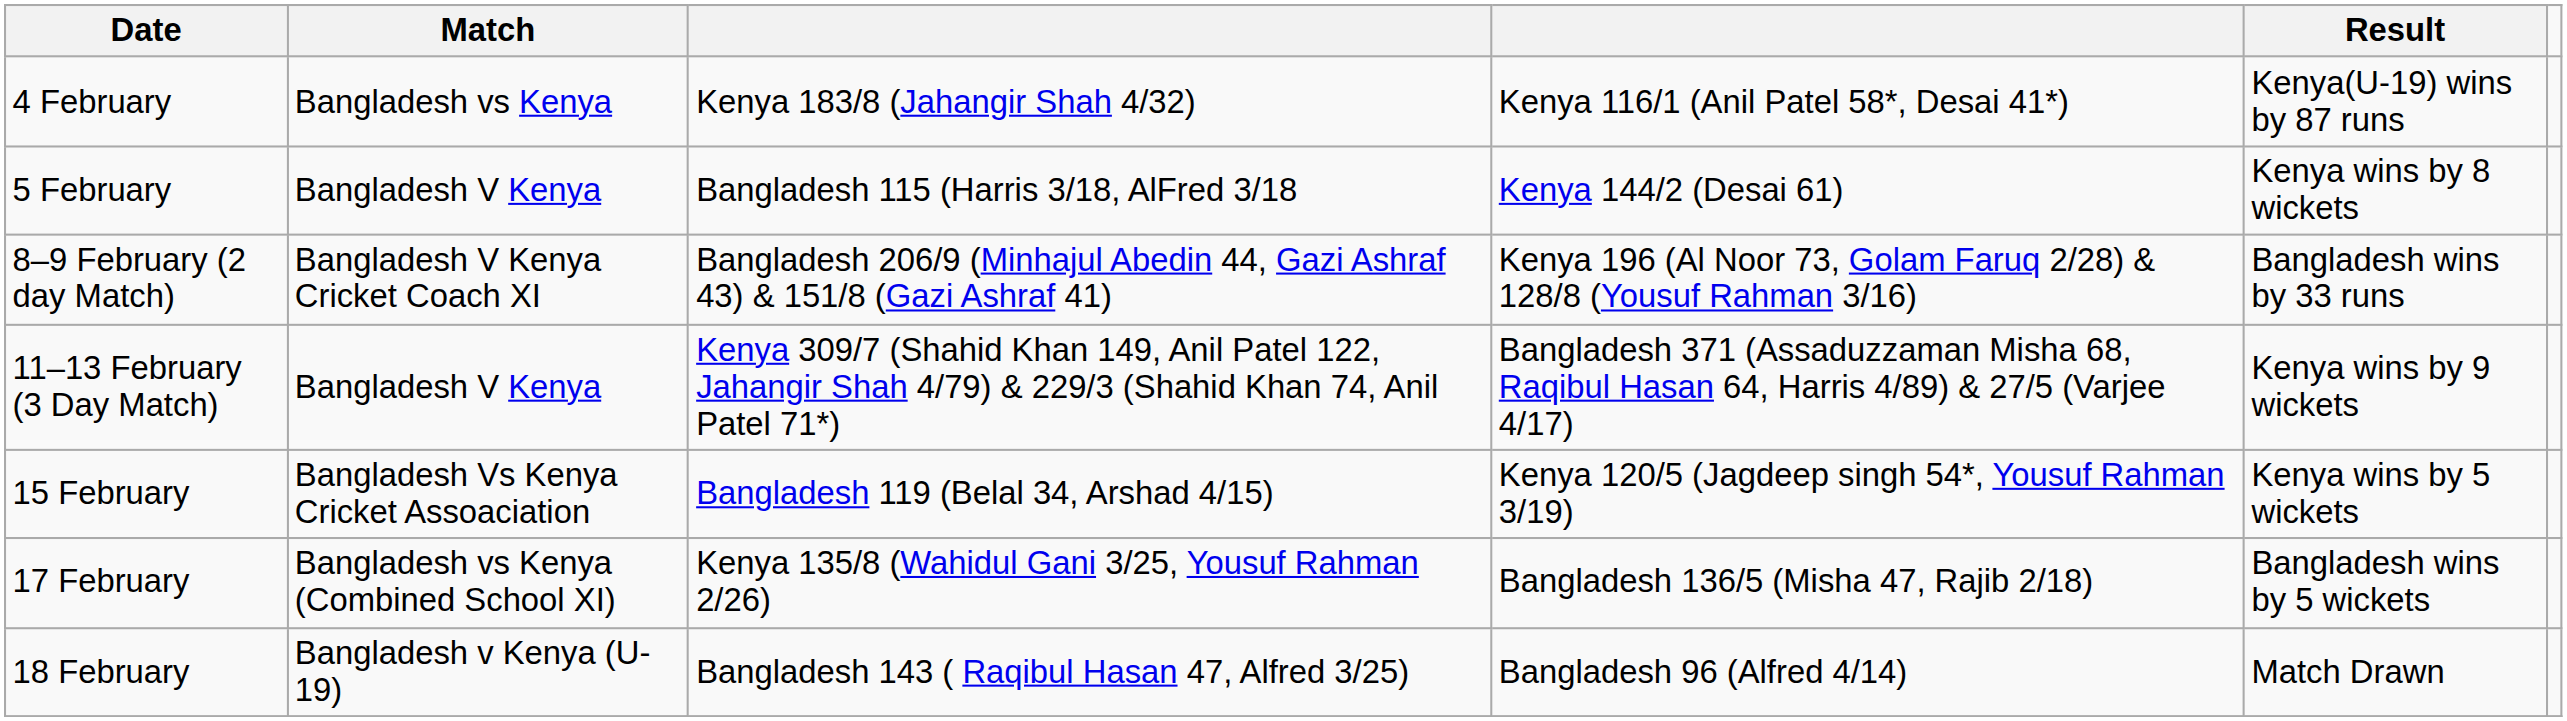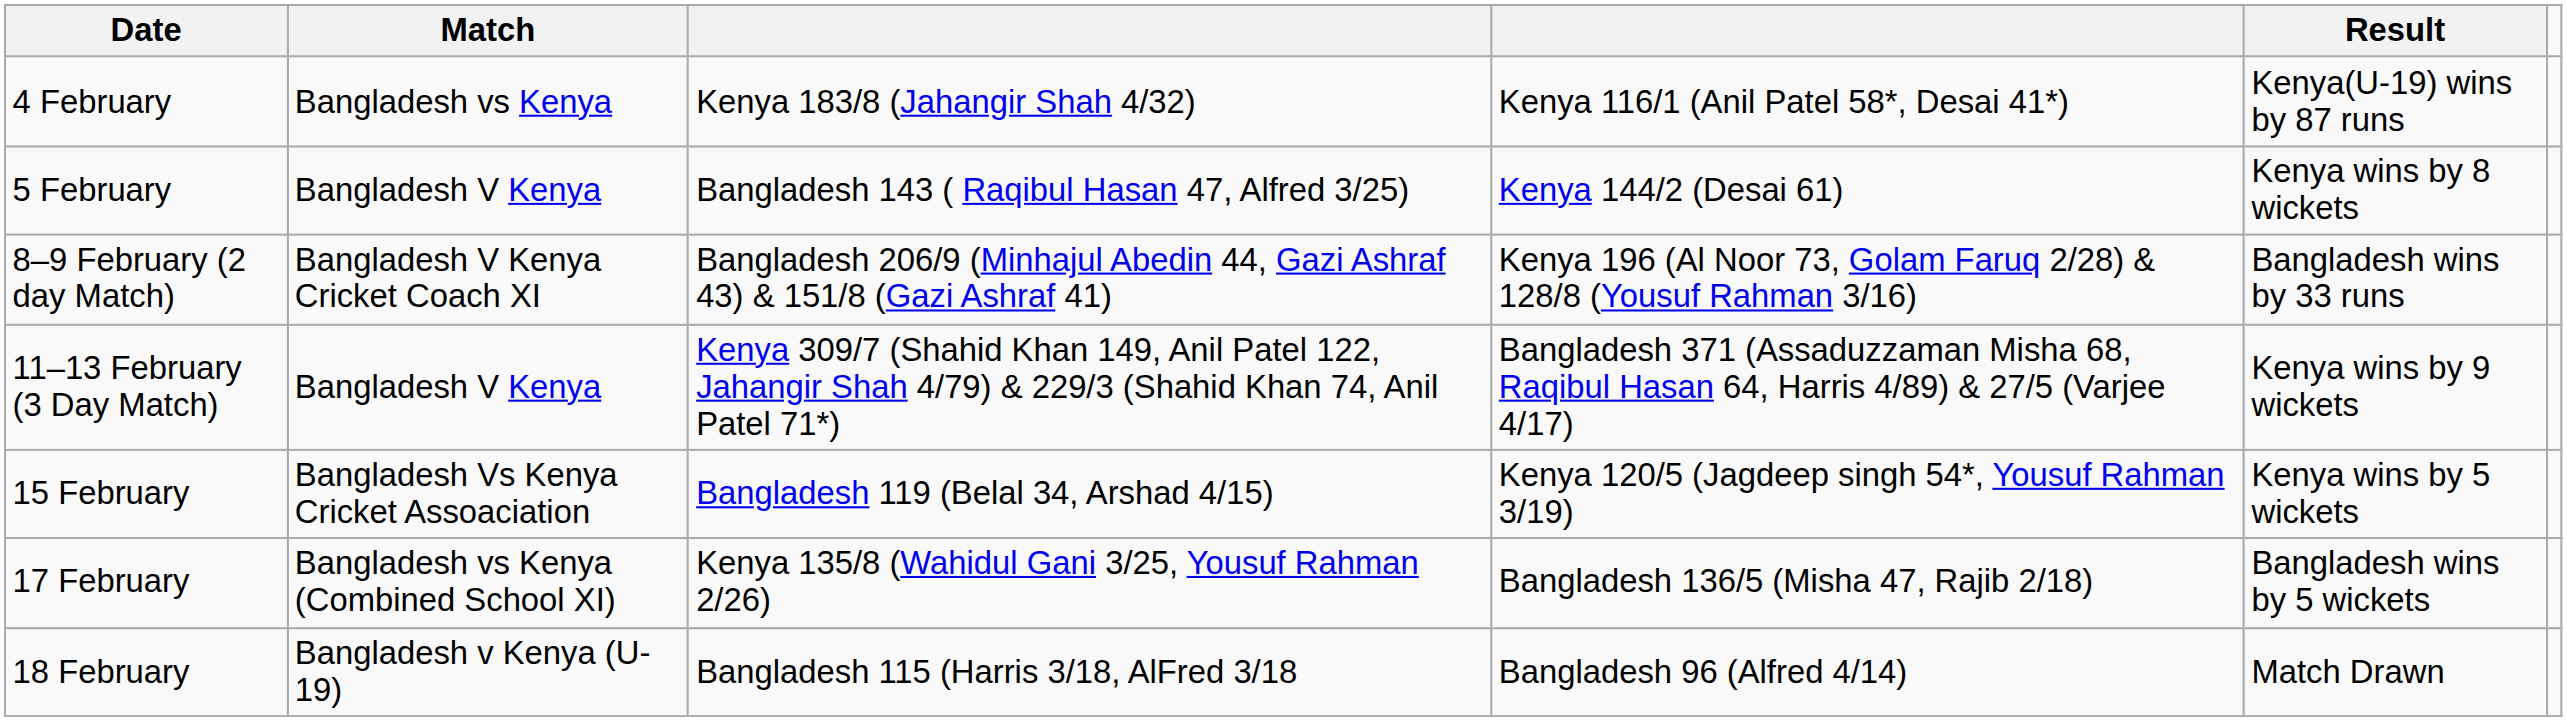(997, 189) Bangladesh 115 (Harris 3/18, AlFred 3/18 -> (1053, 189) Bangladesh 143 ( Raqibul Hasan 47, Alfred 3/25)
(1053, 671) Bangladesh 143 ( Raqibul Hasan 47, Alfred 3/25) -> (997, 671) Bangladesh 115 (Harris 3/18, AlFred 3/18
